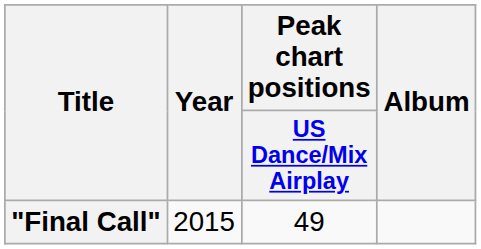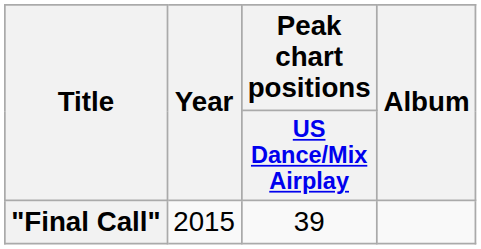(309, 221) 49 -> (309, 221) 39
